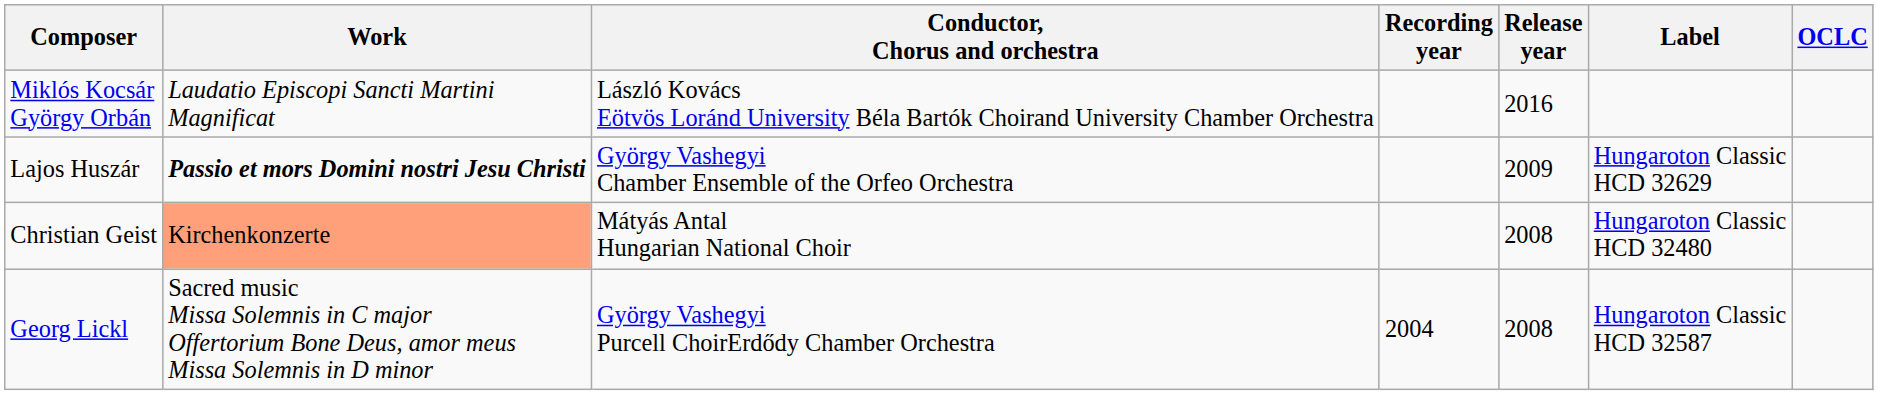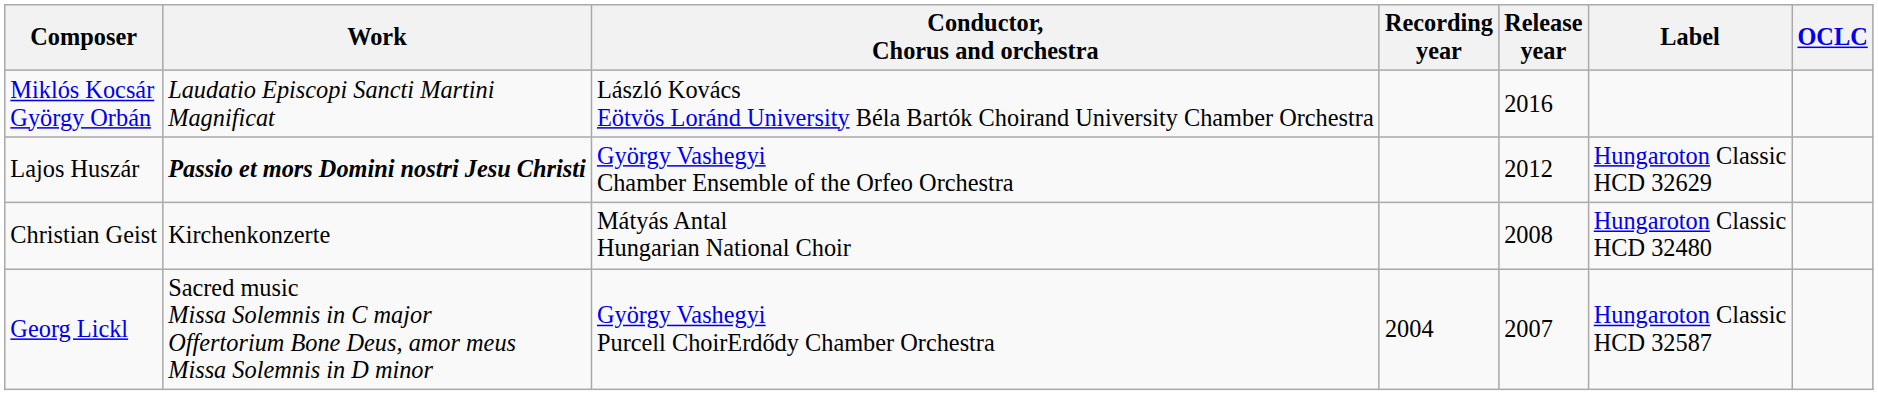(1529, 169) 2009 -> (1529, 169) 2012
(249, 235) lightsalmon background -> (249, 235) no background
(1529, 328) 2008 -> (1529, 328) 2007
